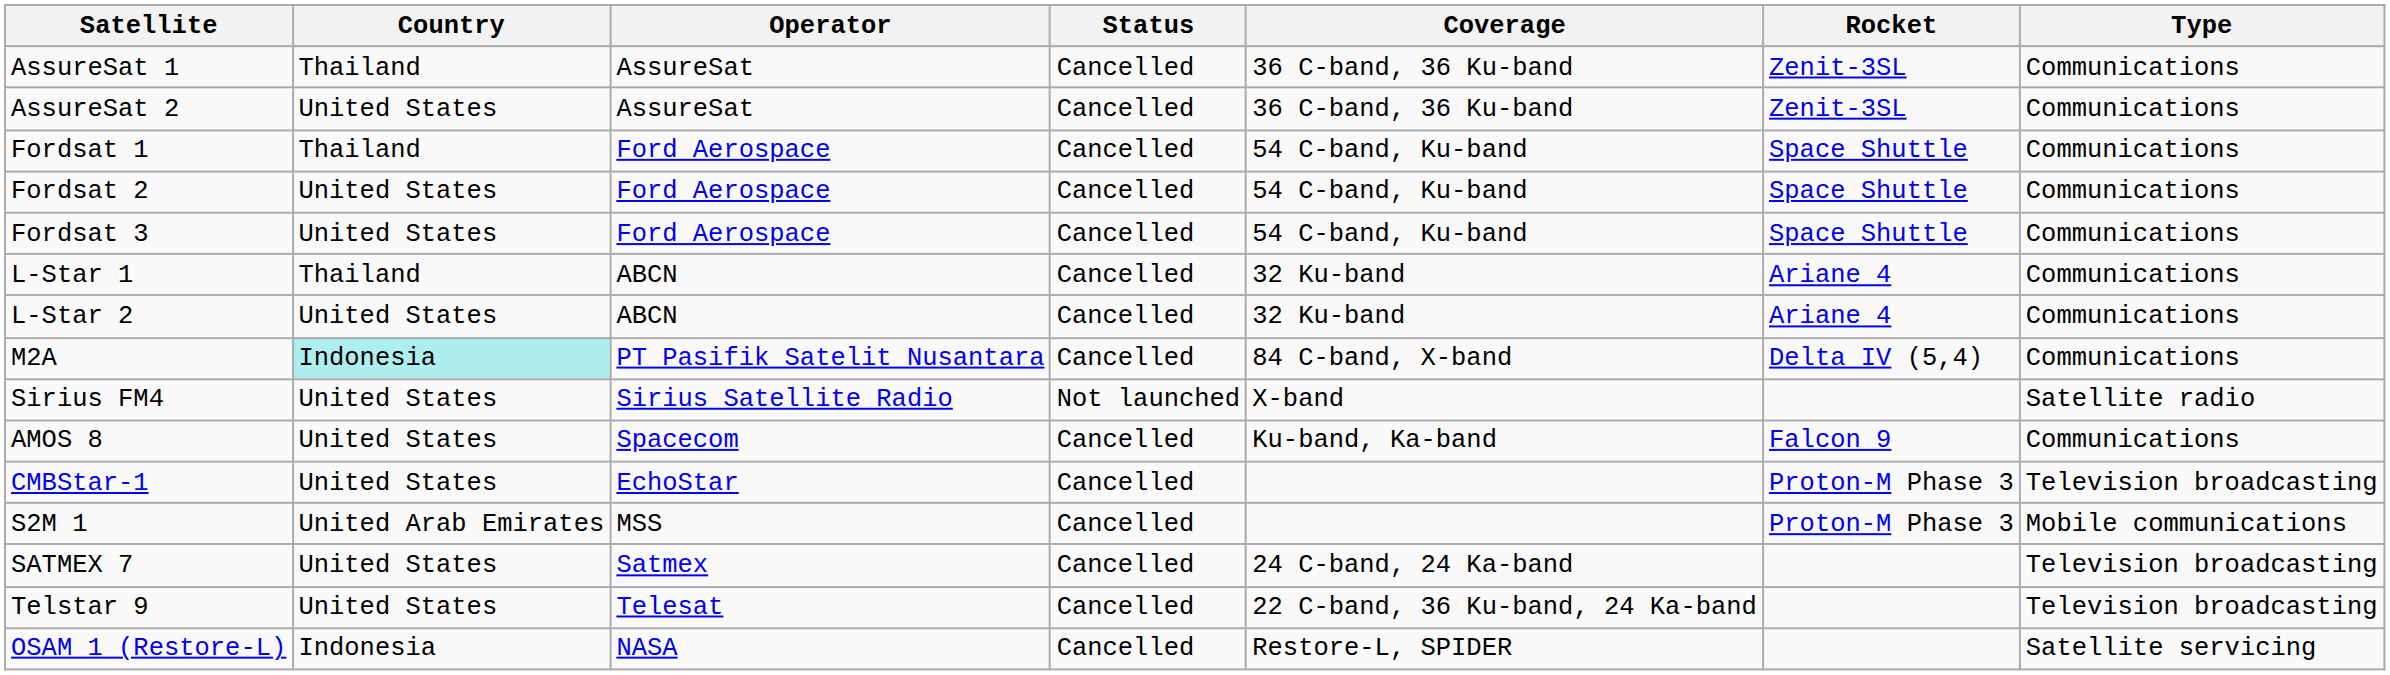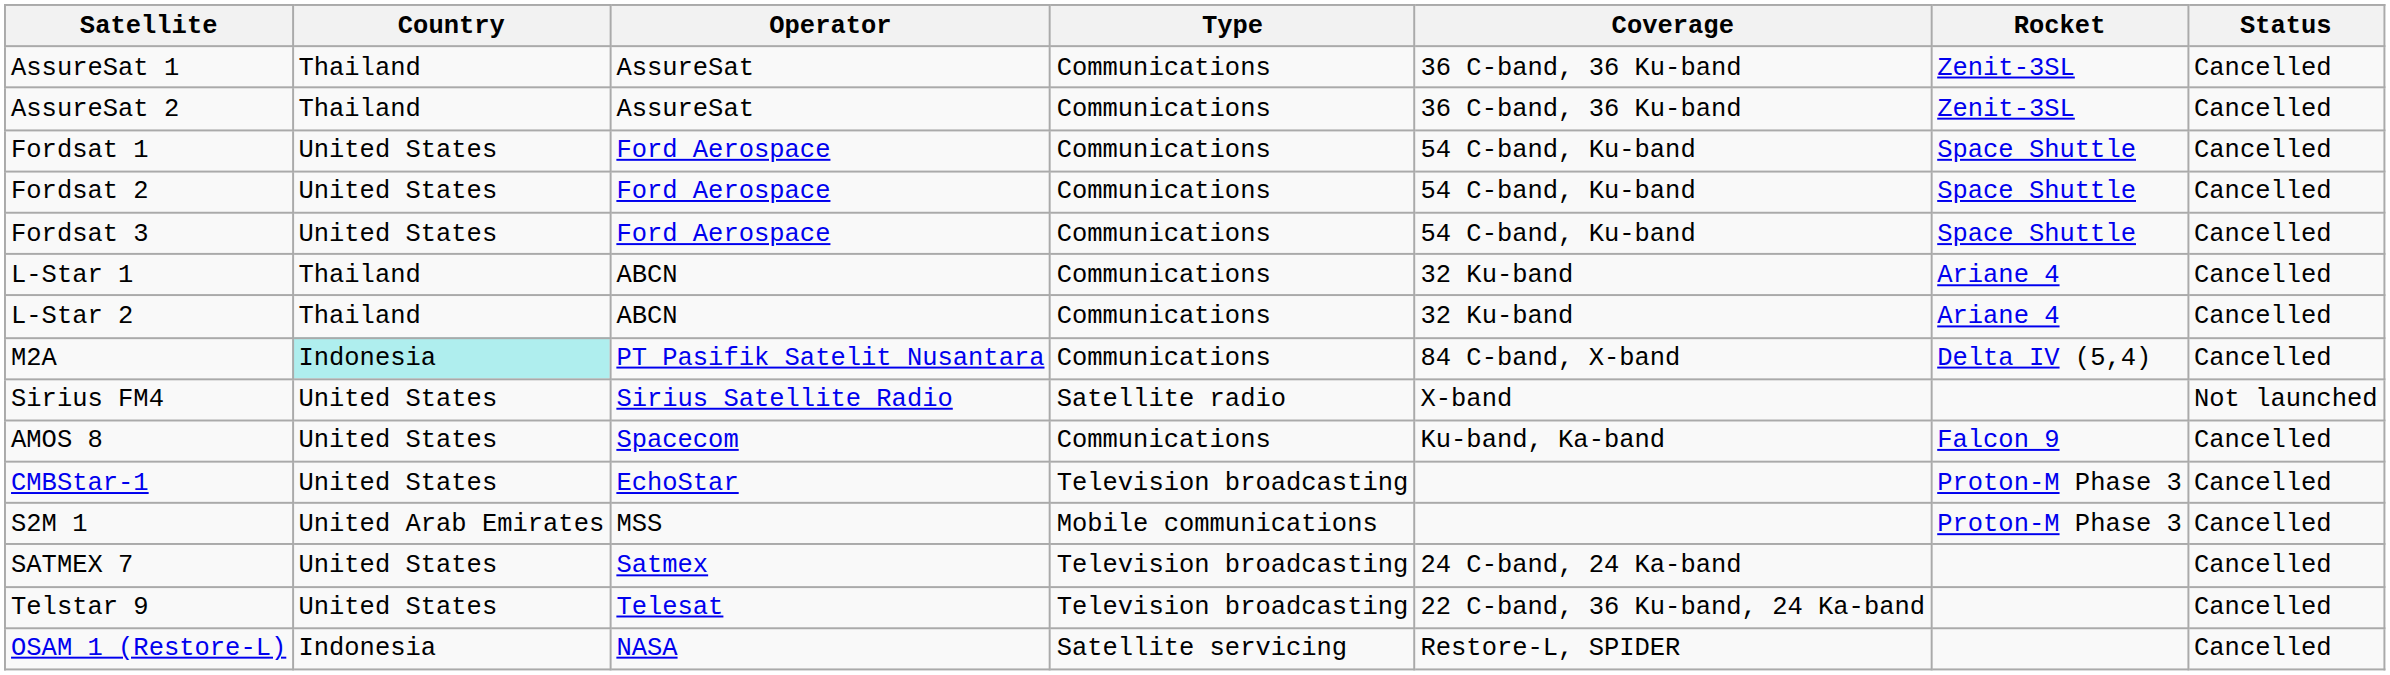columns swapped: (2202, 26) <-> (1148, 26)
(398, 109) United States -> (360, 109) Thailand
(360, 150) Thailand -> (398, 150) United States
(398, 316) United States -> (360, 316) Thailand
